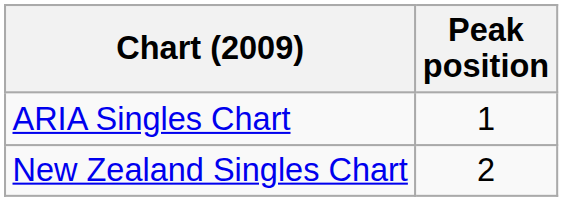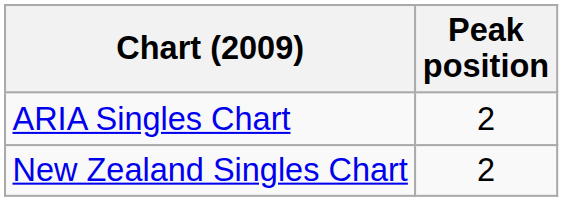(486, 118) 1 -> (486, 118) 2
